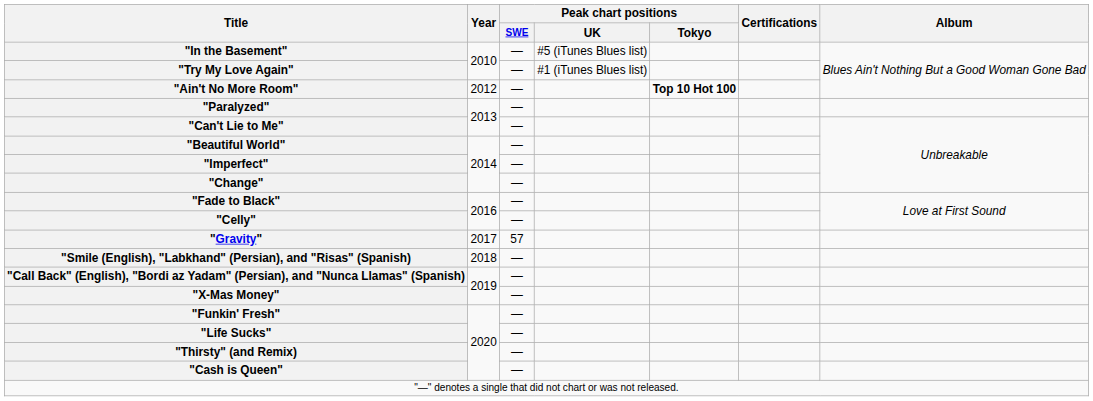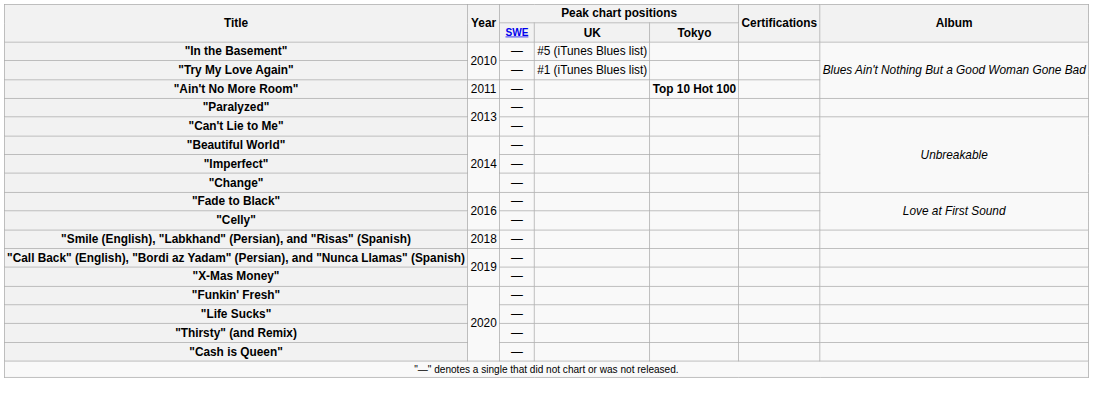(484, 88) 2012 -> (484, 88) 2011
- row: (236, 239)
